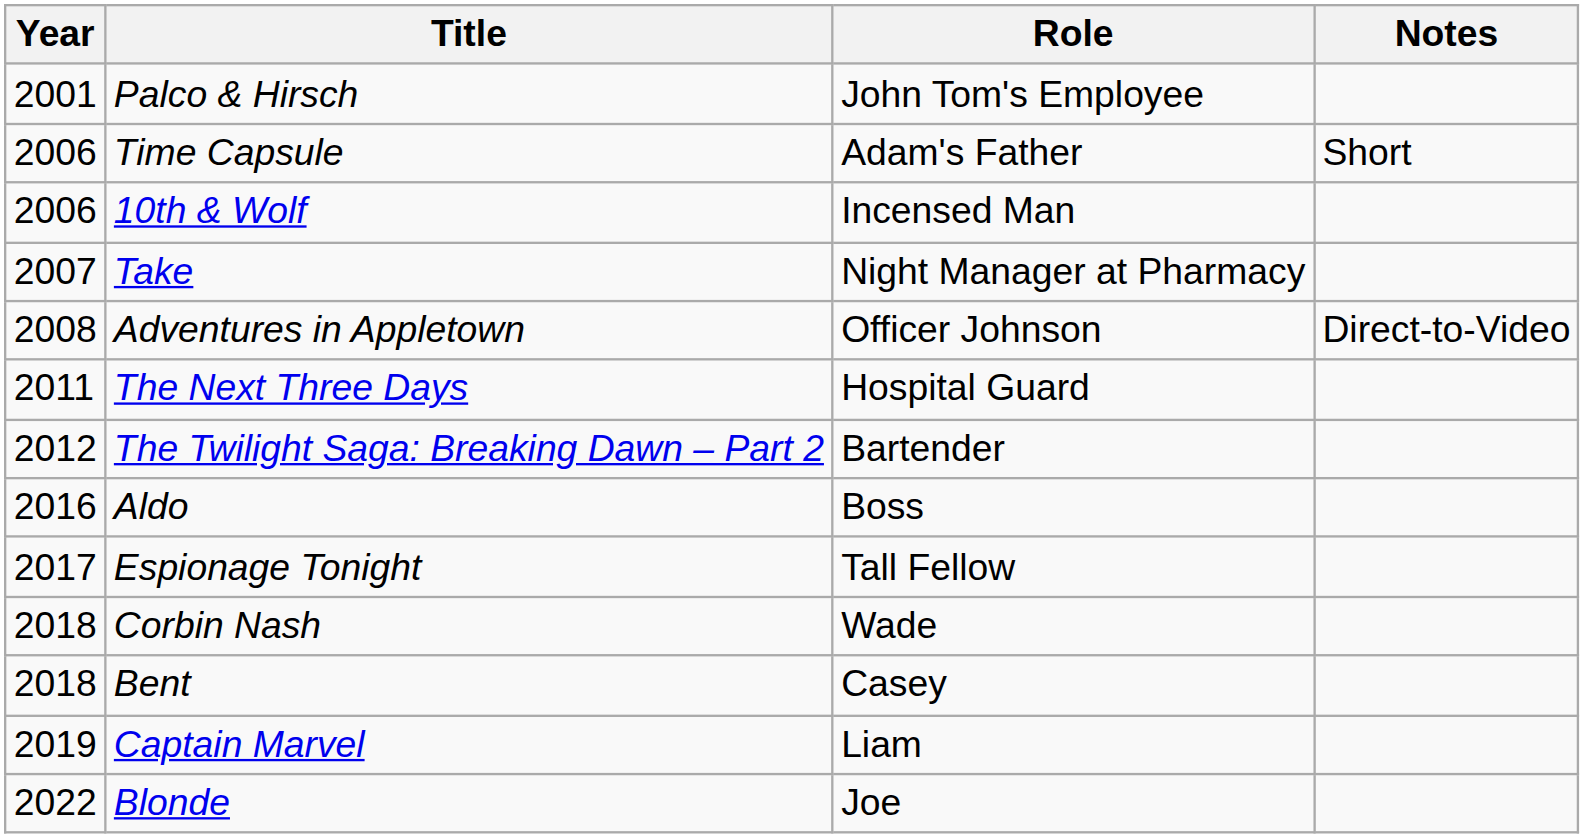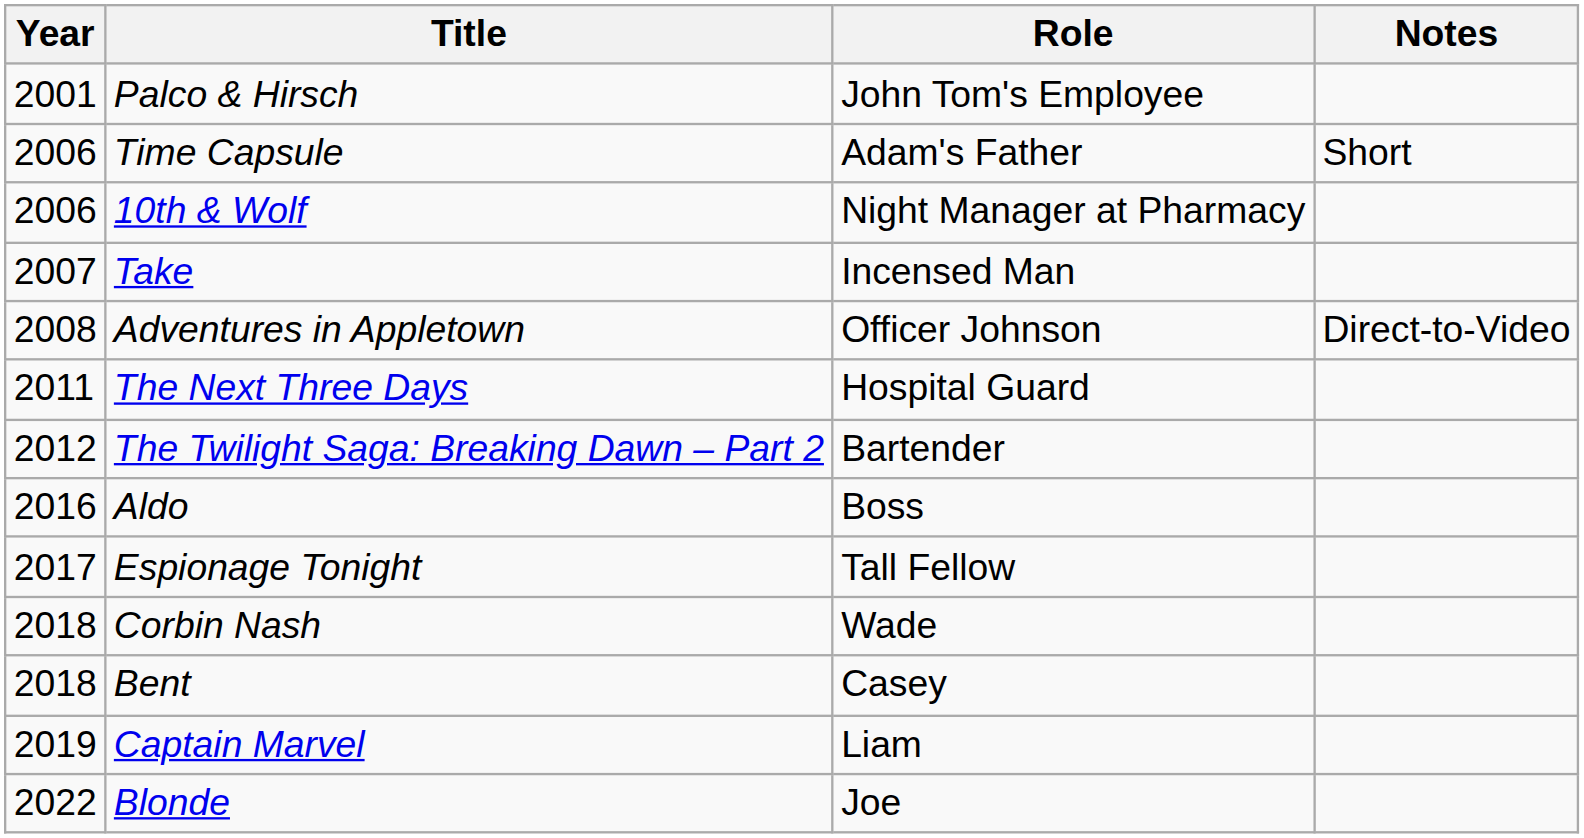(958, 211) Incensed Man -> (1073, 211) Night Manager at Pharmacy
(1073, 270) Night Manager at Pharmacy -> (958, 270) Incensed Man
